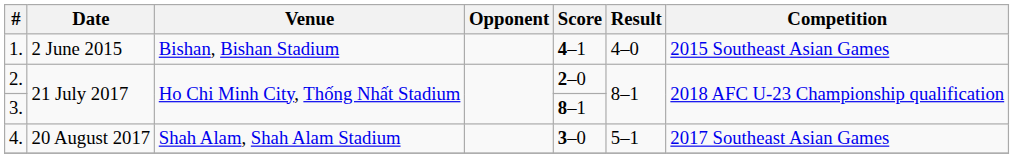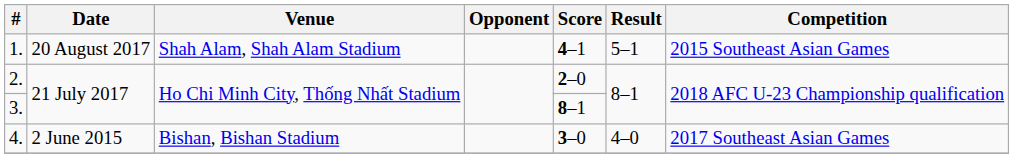(77, 49) 2 June 2015 -> (91, 49) 20 August 2017
(249, 49) Bishan, Bishan Stadium -> (280, 49) Shah Alam, Shah Alam Stadium
(625, 49) 4–0 -> (625, 49) 5–1
(91, 138) 20 August 2017 -> (77, 138) 2 June 2015
(280, 138) Shah Alam, Shah Alam Stadium -> (249, 138) Bishan, Bishan Stadium
(625, 138) 5–1 -> (625, 138) 4–0
